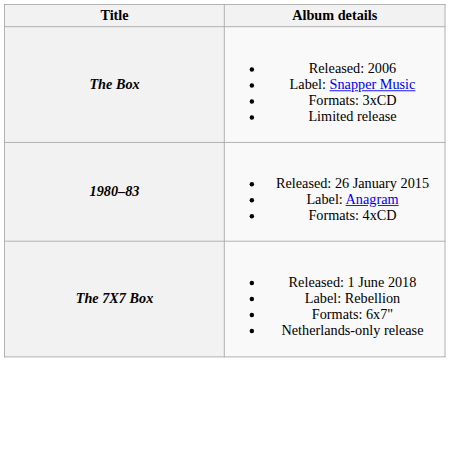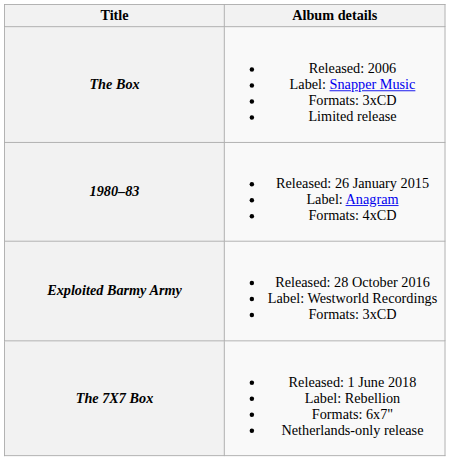+ row: (115, 290)
